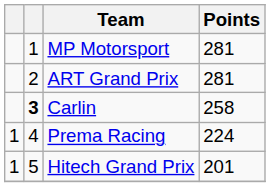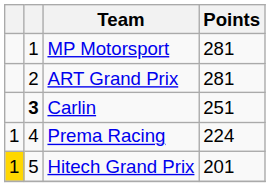(219, 107) 258 -> (219, 107) 251
(14, 166) no background -> (14, 166) gold background
